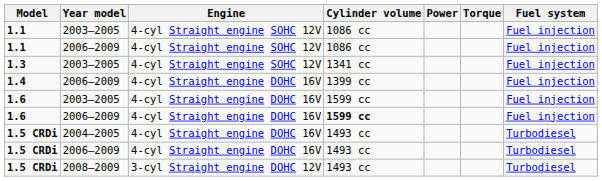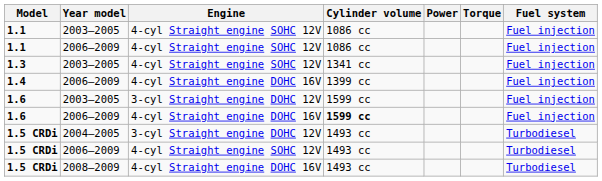(226, 99) 4-cyl Straight engine DOHC 16V -> (226, 99) 3-cyl Straight engine DOHC 12V
(226, 133) 4-cyl Straight engine DOHC 16V -> (226, 133) 3-cyl Straight engine DOHC 12V
(226, 150) 4-cyl Straight engine DOHC 16V -> (226, 150) 4-cyl Straight engine SOHC 12V
(226, 167) 3-cyl Straight engine DOHC 12V -> (226, 167) 4-cyl Straight engine DOHC 16V
